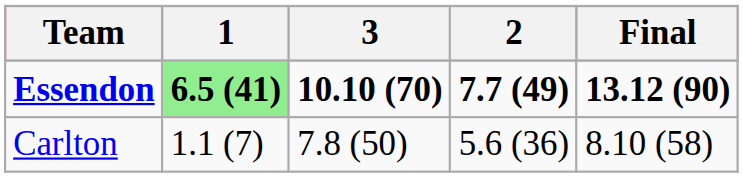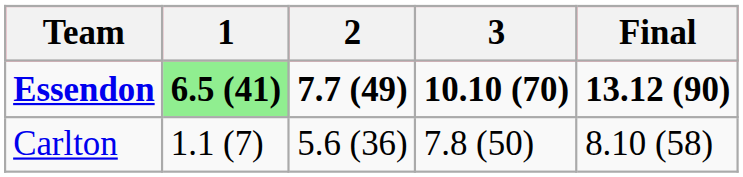columns swapped: (514, 33) <-> (370, 33)
